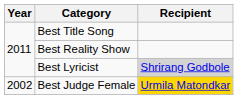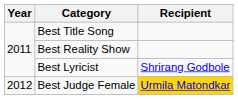(185, 67) lightgrey background -> (185, 67) no background
(20, 85) 2002 -> (20, 85) 2012
